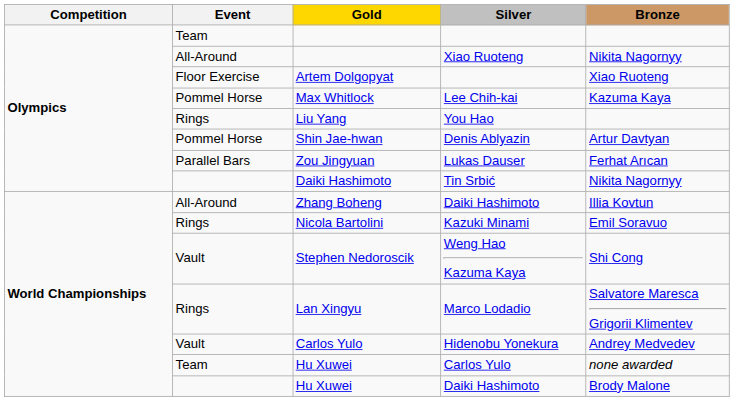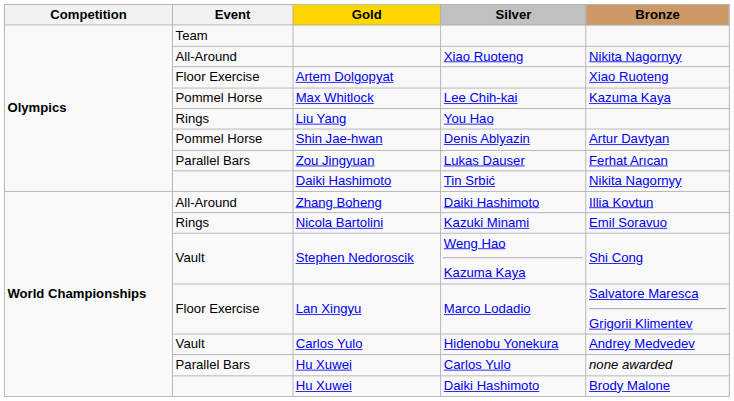(192, 308) Rings -> (218, 308) Floor Exercise
(192, 365) Team -> (213, 365) Parallel Bars
